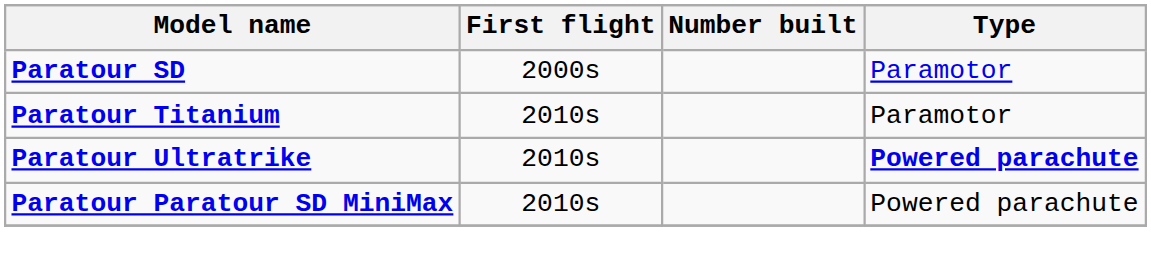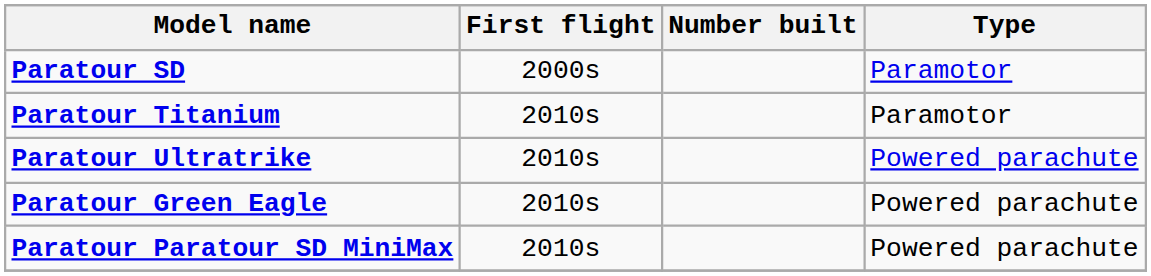(1004, 160) bold -> (1004, 160) normal
+ row: (169, 204)
